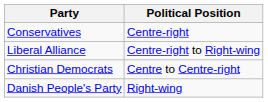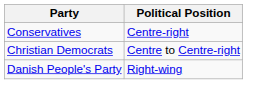- row: (46, 50)
